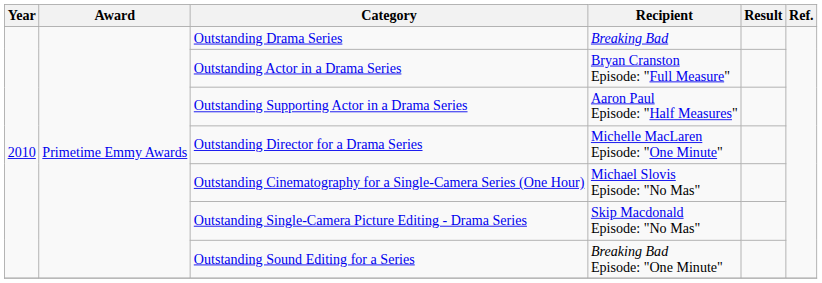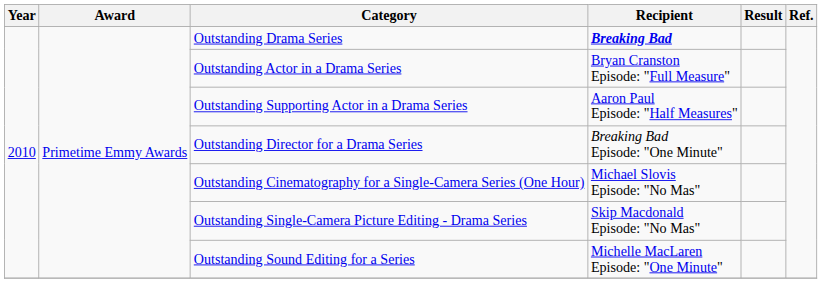(630, 37) normal -> (631, 37) bold
(657, 144) Michelle MacLaren Episode: "One Minute" -> (657, 144) Breaking Bad Episode: "One Minute"
(657, 259) Breaking Bad Episode: "One Minute" -> (657, 259) Michelle MacLaren Episode: "One Minute"
